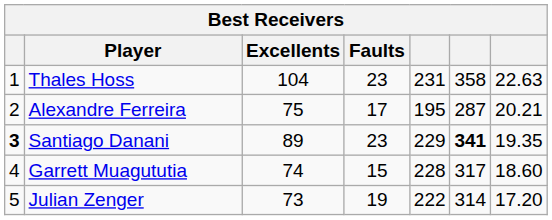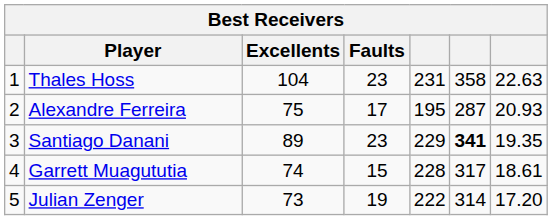(519, 110) 20.21 -> (519, 110) 20.93
(14, 140) bold -> (14, 140) normal
(519, 170) 18.60 -> (519, 170) 18.61
